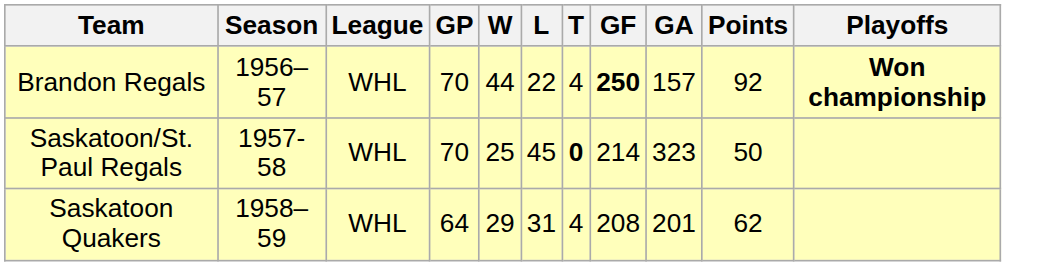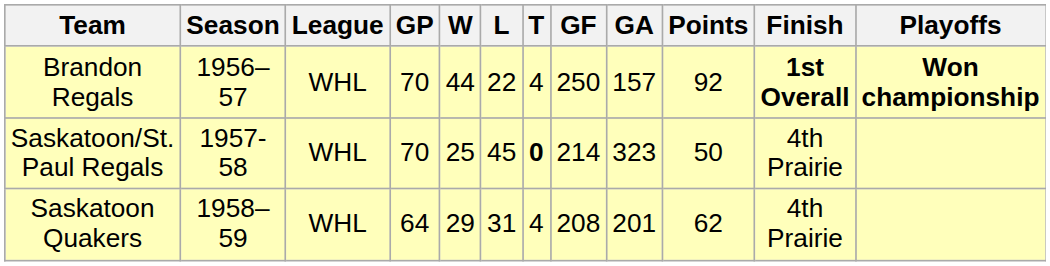+ column: (805, 25)
(618, 81) bold -> (578, 81) normal
